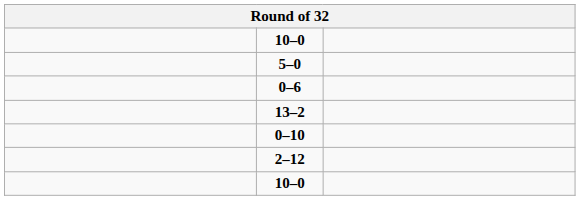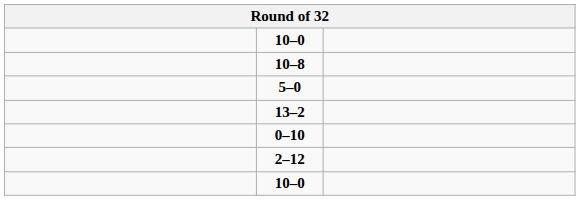+ row: (290, 64)
- row: (290, 87)
